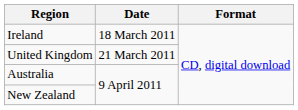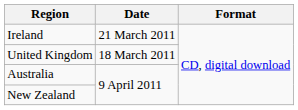(137, 34) 18 March 2011 -> (137, 34) 21 March 2011
(137, 54) 21 March 2011 -> (137, 54) 18 March 2011
